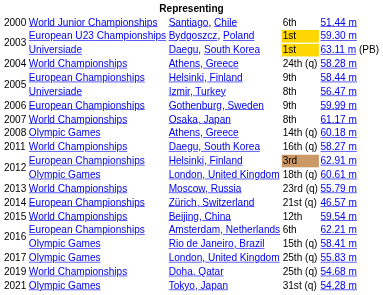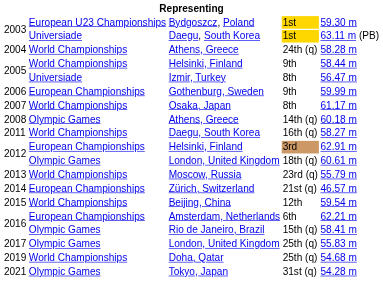- row: (15, 22)
(87, 78) European Championships -> (78, 64) World Championships
